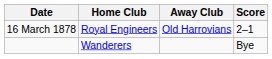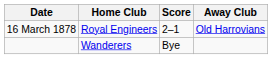columns swapped: (251, 12) <-> (197, 12)
